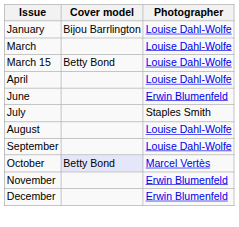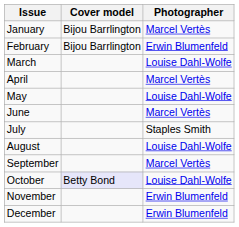(189, 29) Louise Dahl-Wolfe -> (178, 29) Marcel Vertès
+ row: (28, 46)
- row: (29, 63)
(189, 79) Louise Dahl-Wolfe -> (178, 79) Marcel Vertès
+ row: (17, 96)
(187, 96) Erwin Blumenfeld -> (178, 113) Marcel Vertès
(189, 146) Louise Dahl-Wolfe -> (178, 163) Marcel Vertès
(178, 163) Marcel Vertès -> (189, 180) Louise Dahl-Wolfe
